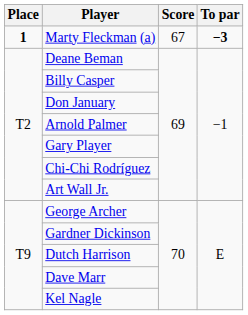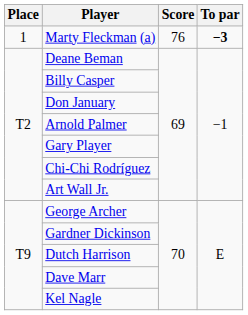(23, 37) bold -> (23, 37) normal
(178, 37) 67 -> (178, 37) 76
